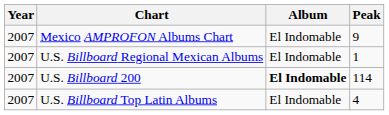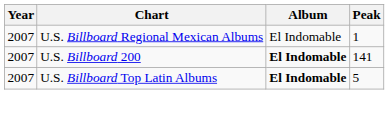- row: (137, 36)
(362, 78) 114 -> (363, 57) 141
(305, 99) normal -> (308, 78) bold
(356, 99) 4 -> (356, 78) 5
